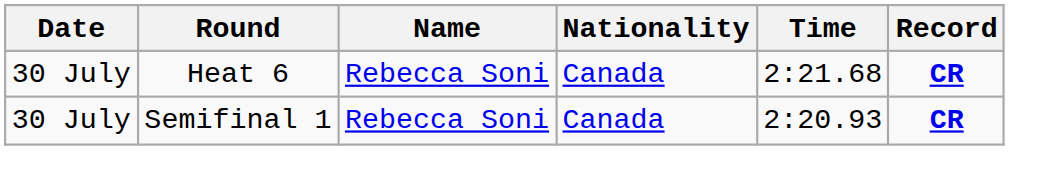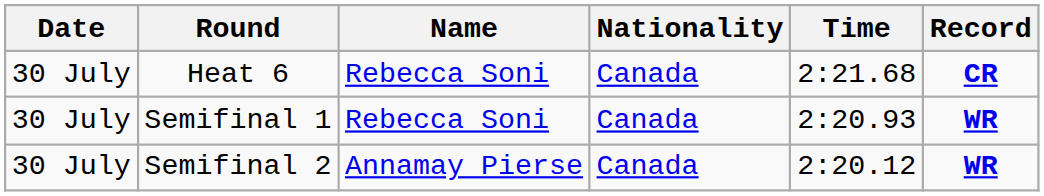(947, 121) CR -> (981, 121) WR
+ row: (238, 167)
